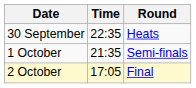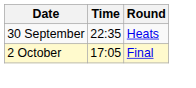- row: (34, 53)
